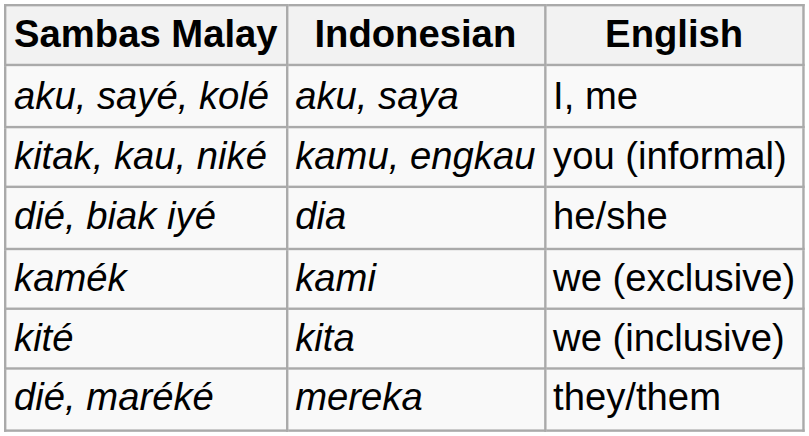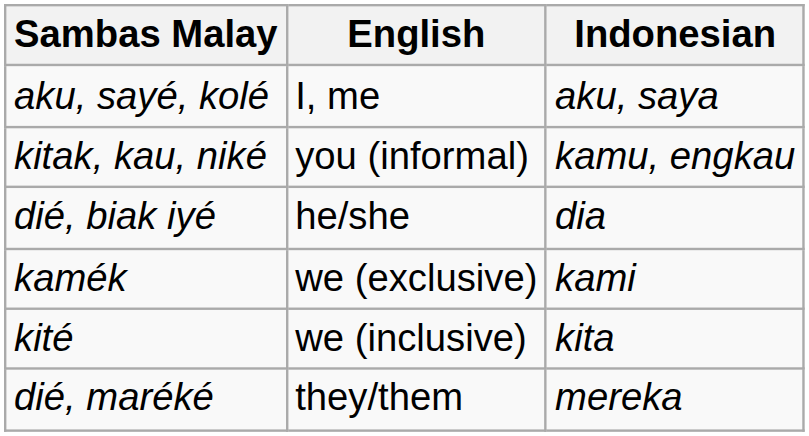columns swapped: (415, 34) <-> (674, 34)
